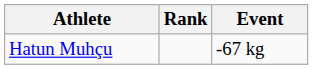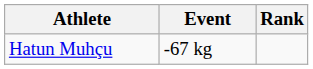columns swapped: (260, 19) <-> (186, 19)
